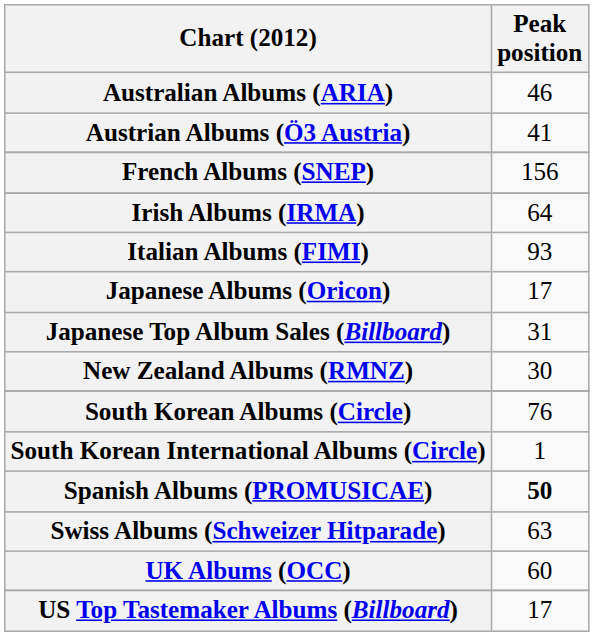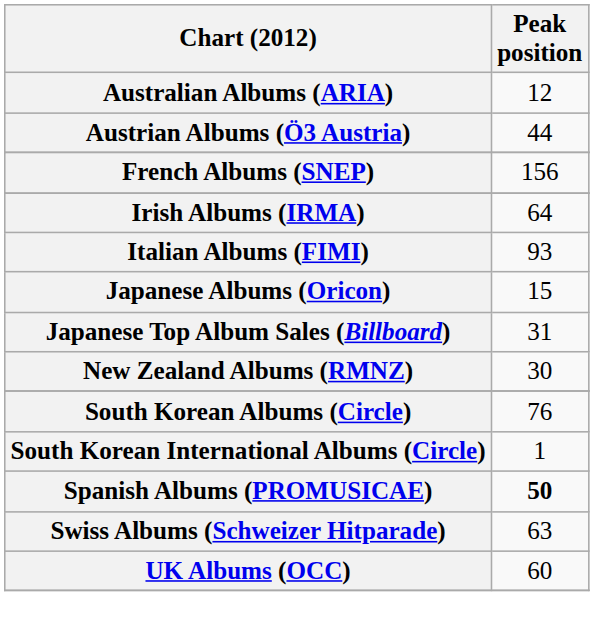(540, 92) 46 -> (540, 92) 12
(540, 132) 41 -> (540, 132) 44
(540, 291) 17 -> (540, 291) 15
- row: (248, 610)
